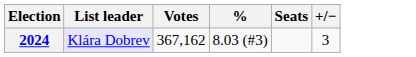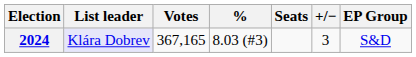+ column: (375, 16)
(181, 40) 367,162 -> (181, 40) 367,165
